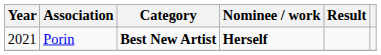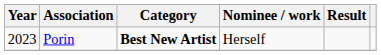(22, 38) 2021 -> (22, 38) 2023
(245, 38) bold -> (244, 38) normal
